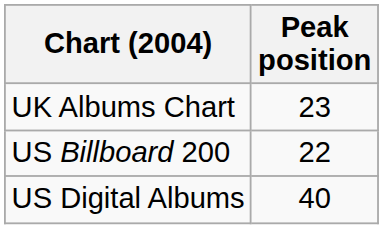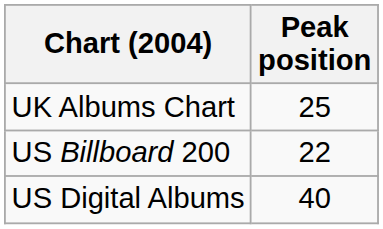(315, 106) 23 -> (315, 106) 25
